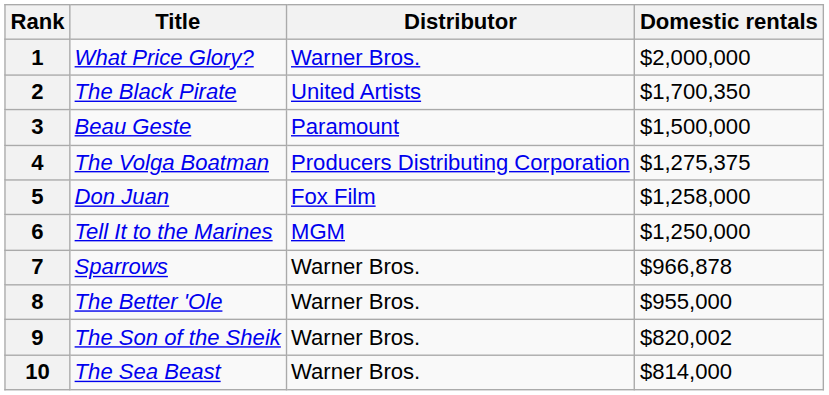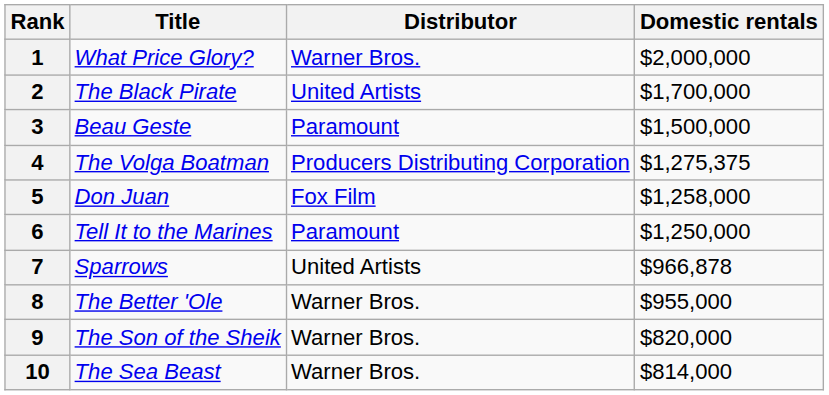(695, 92) $1,700,350 -> (695, 92) $1,700,000
(318, 232) MGM -> (345, 232) Paramount
(356, 267) Warner Bros. -> (356, 267) United Artists
(686, 337) $820,002 -> (686, 337) $820,000
